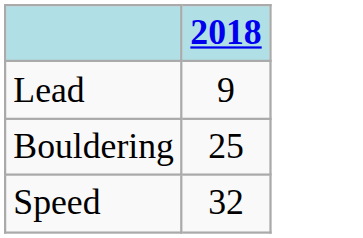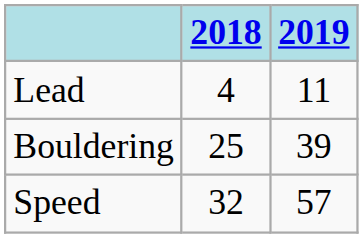+ column: (314, 32)
(226, 89) 9 -> (226, 89) 4
